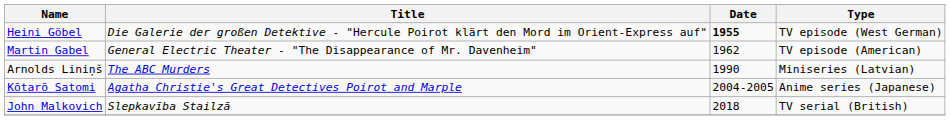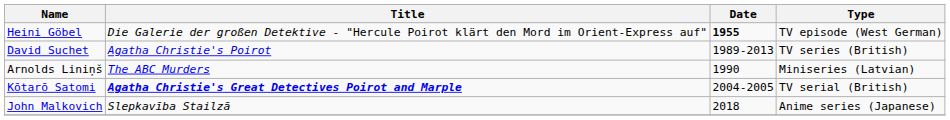- row: (48, 51)
+ row: (48, 51)
(285, 87) normal -> (285, 87) bold
(857, 87) Anime series (Japanese) -> (844, 87) TV serial (British)
(844, 106) TV serial (British) -> (857, 106) Anime series (Japanese)
